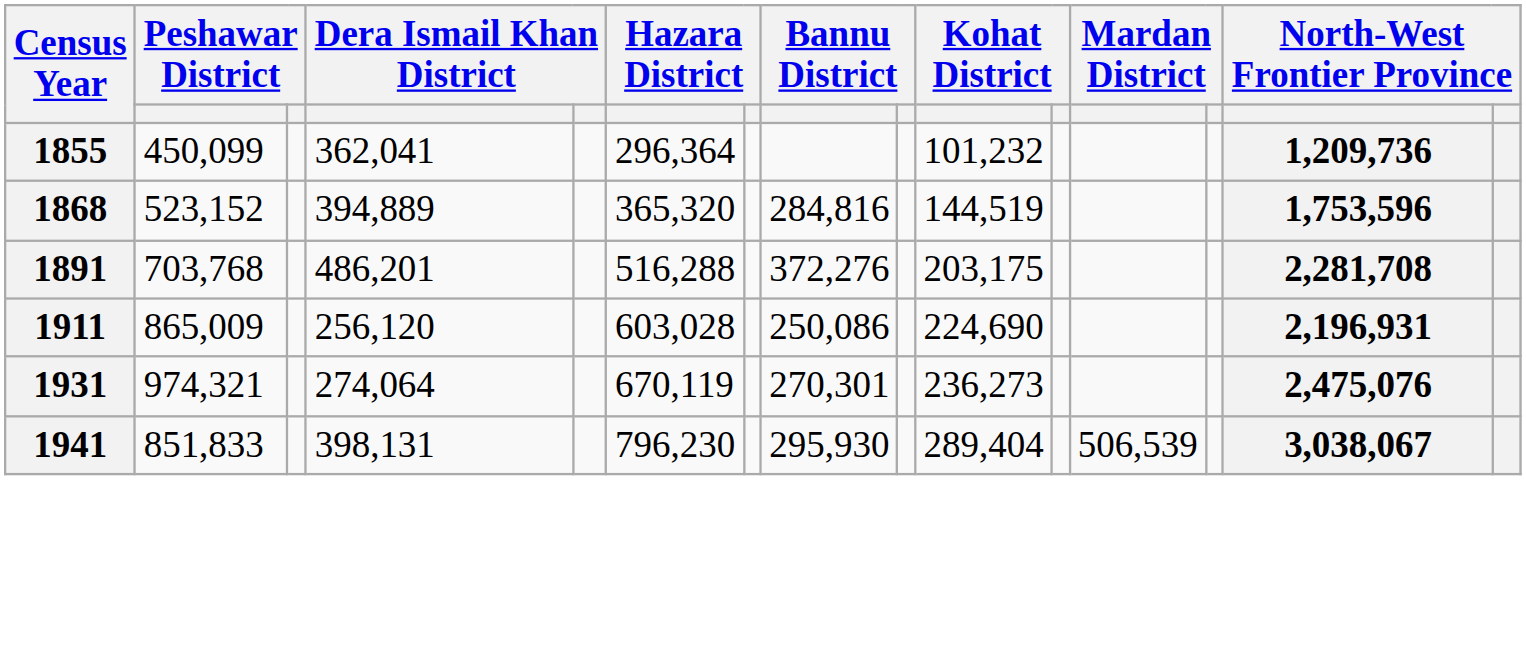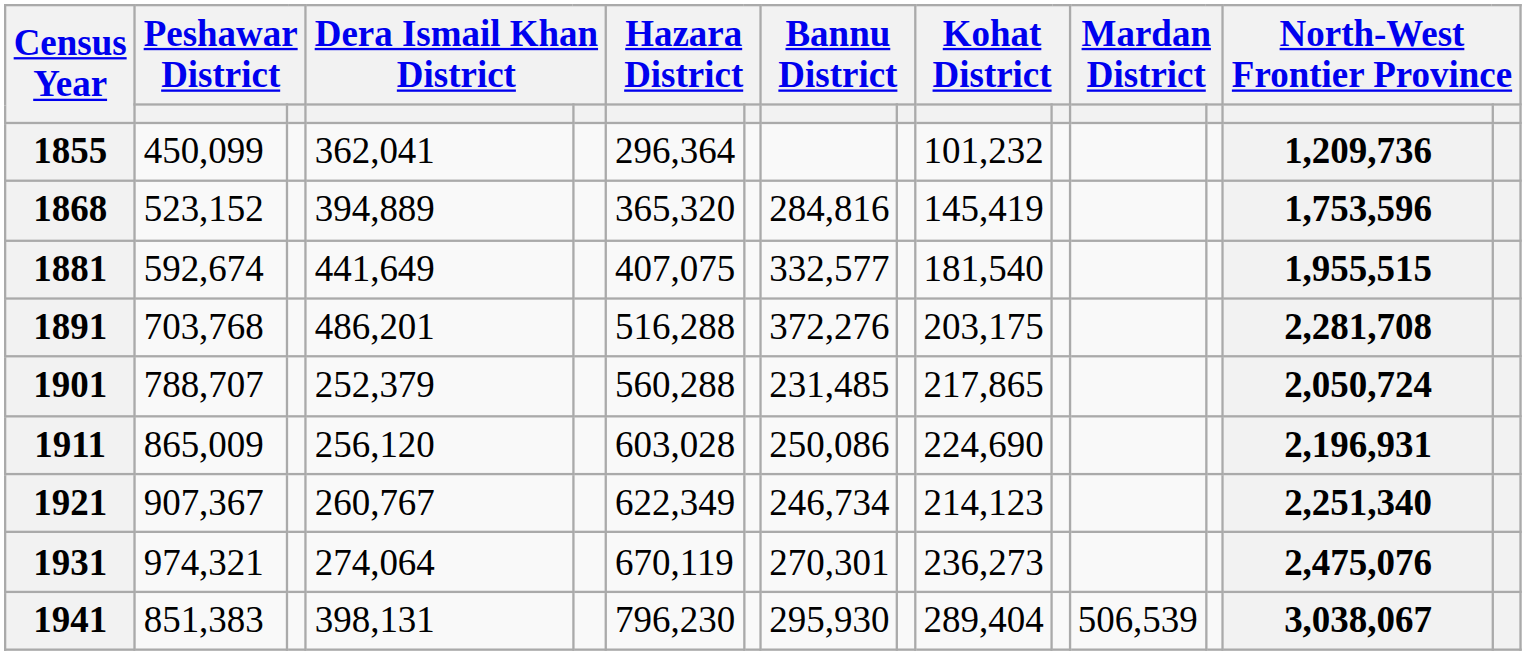(984, 209) 144,519 -> (984, 209) 145,419
+ row: (70, 268)
+ row: (70, 385)
+ row: (70, 502)
(204, 444) 851,833 -> (204, 619) 851,383
